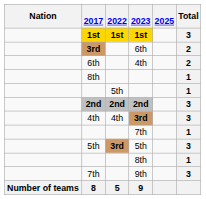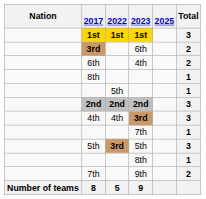(188, 174) 3 -> (188, 174) 2
